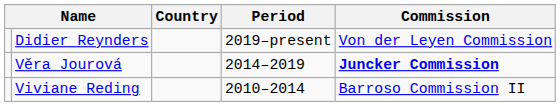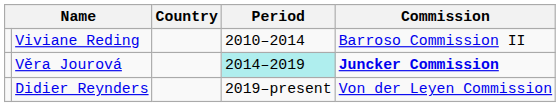rows swapped: (77, 89) <-> (82, 41)
(265, 65) no background -> (265, 65) paleturquoise background
